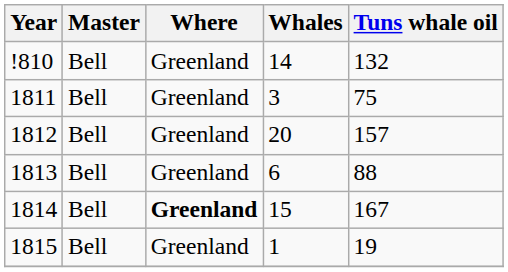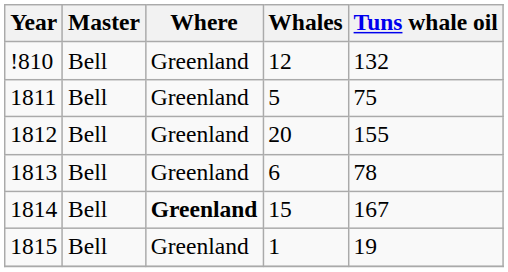(280, 60) 14 -> (280, 60) 12
(274, 97) 3 -> (274, 97) 5
(371, 135) 157 -> (371, 135) 155
(365, 172) 88 -> (365, 172) 78
